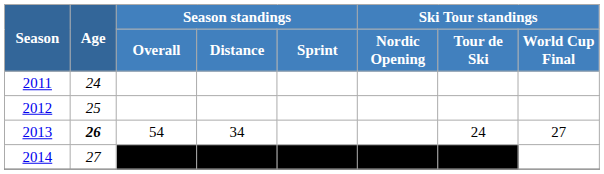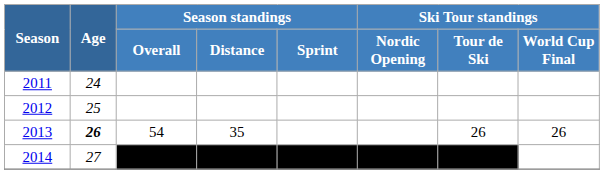(237, 132) 34 -> (237, 132) 35
(478, 132) 24 -> (478, 132) 26
(559, 132) 27 -> (559, 132) 26
